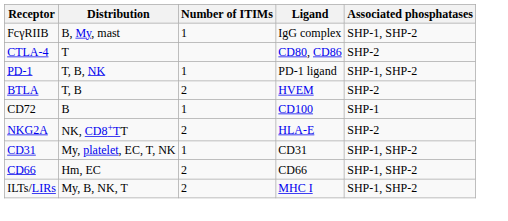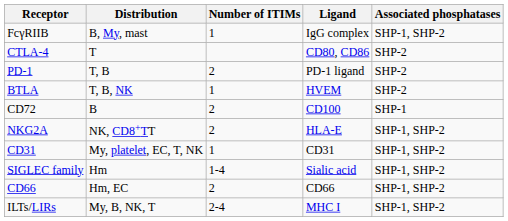(83, 71) T, B, NK -> (99, 71) T, B
(184, 71) 1 -> (212, 71) 2
(382, 71) SHP-1, SHP-2 -> (391, 71) SHP-2
(72, 90) T, B -> (111, 90) T, B, NK
(184, 90) 2 -> (212, 90) 1
(184, 109) 1 -> (212, 109) 2
(363, 129) SHP-2 -> (410, 129) SHP-1, SHP-2
+ row: (45, 169)
(184, 188) 2 -> (217, 207) 2-4
